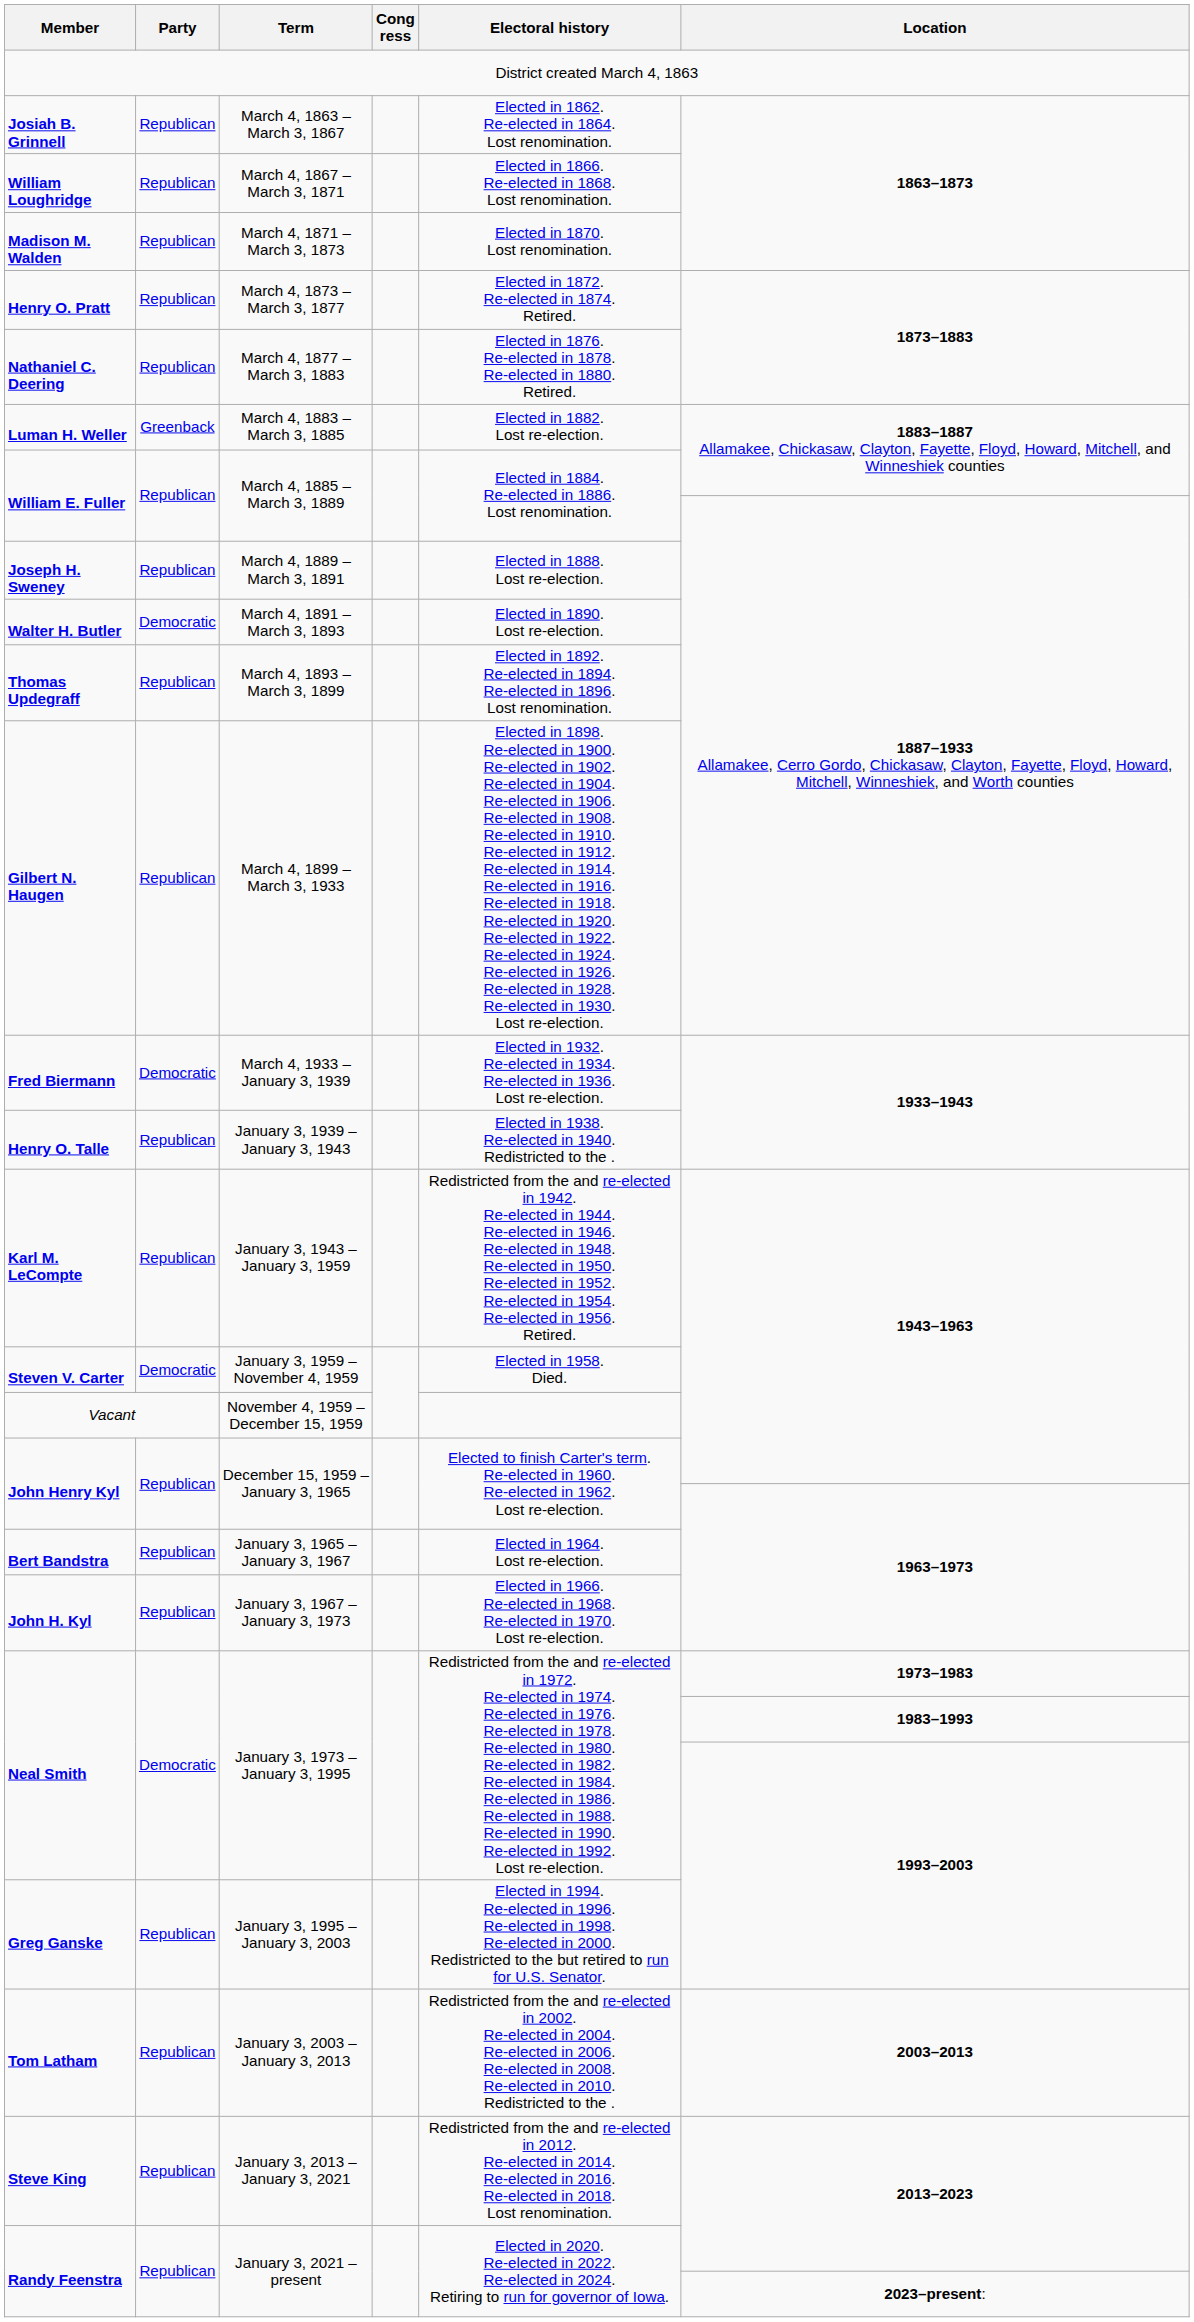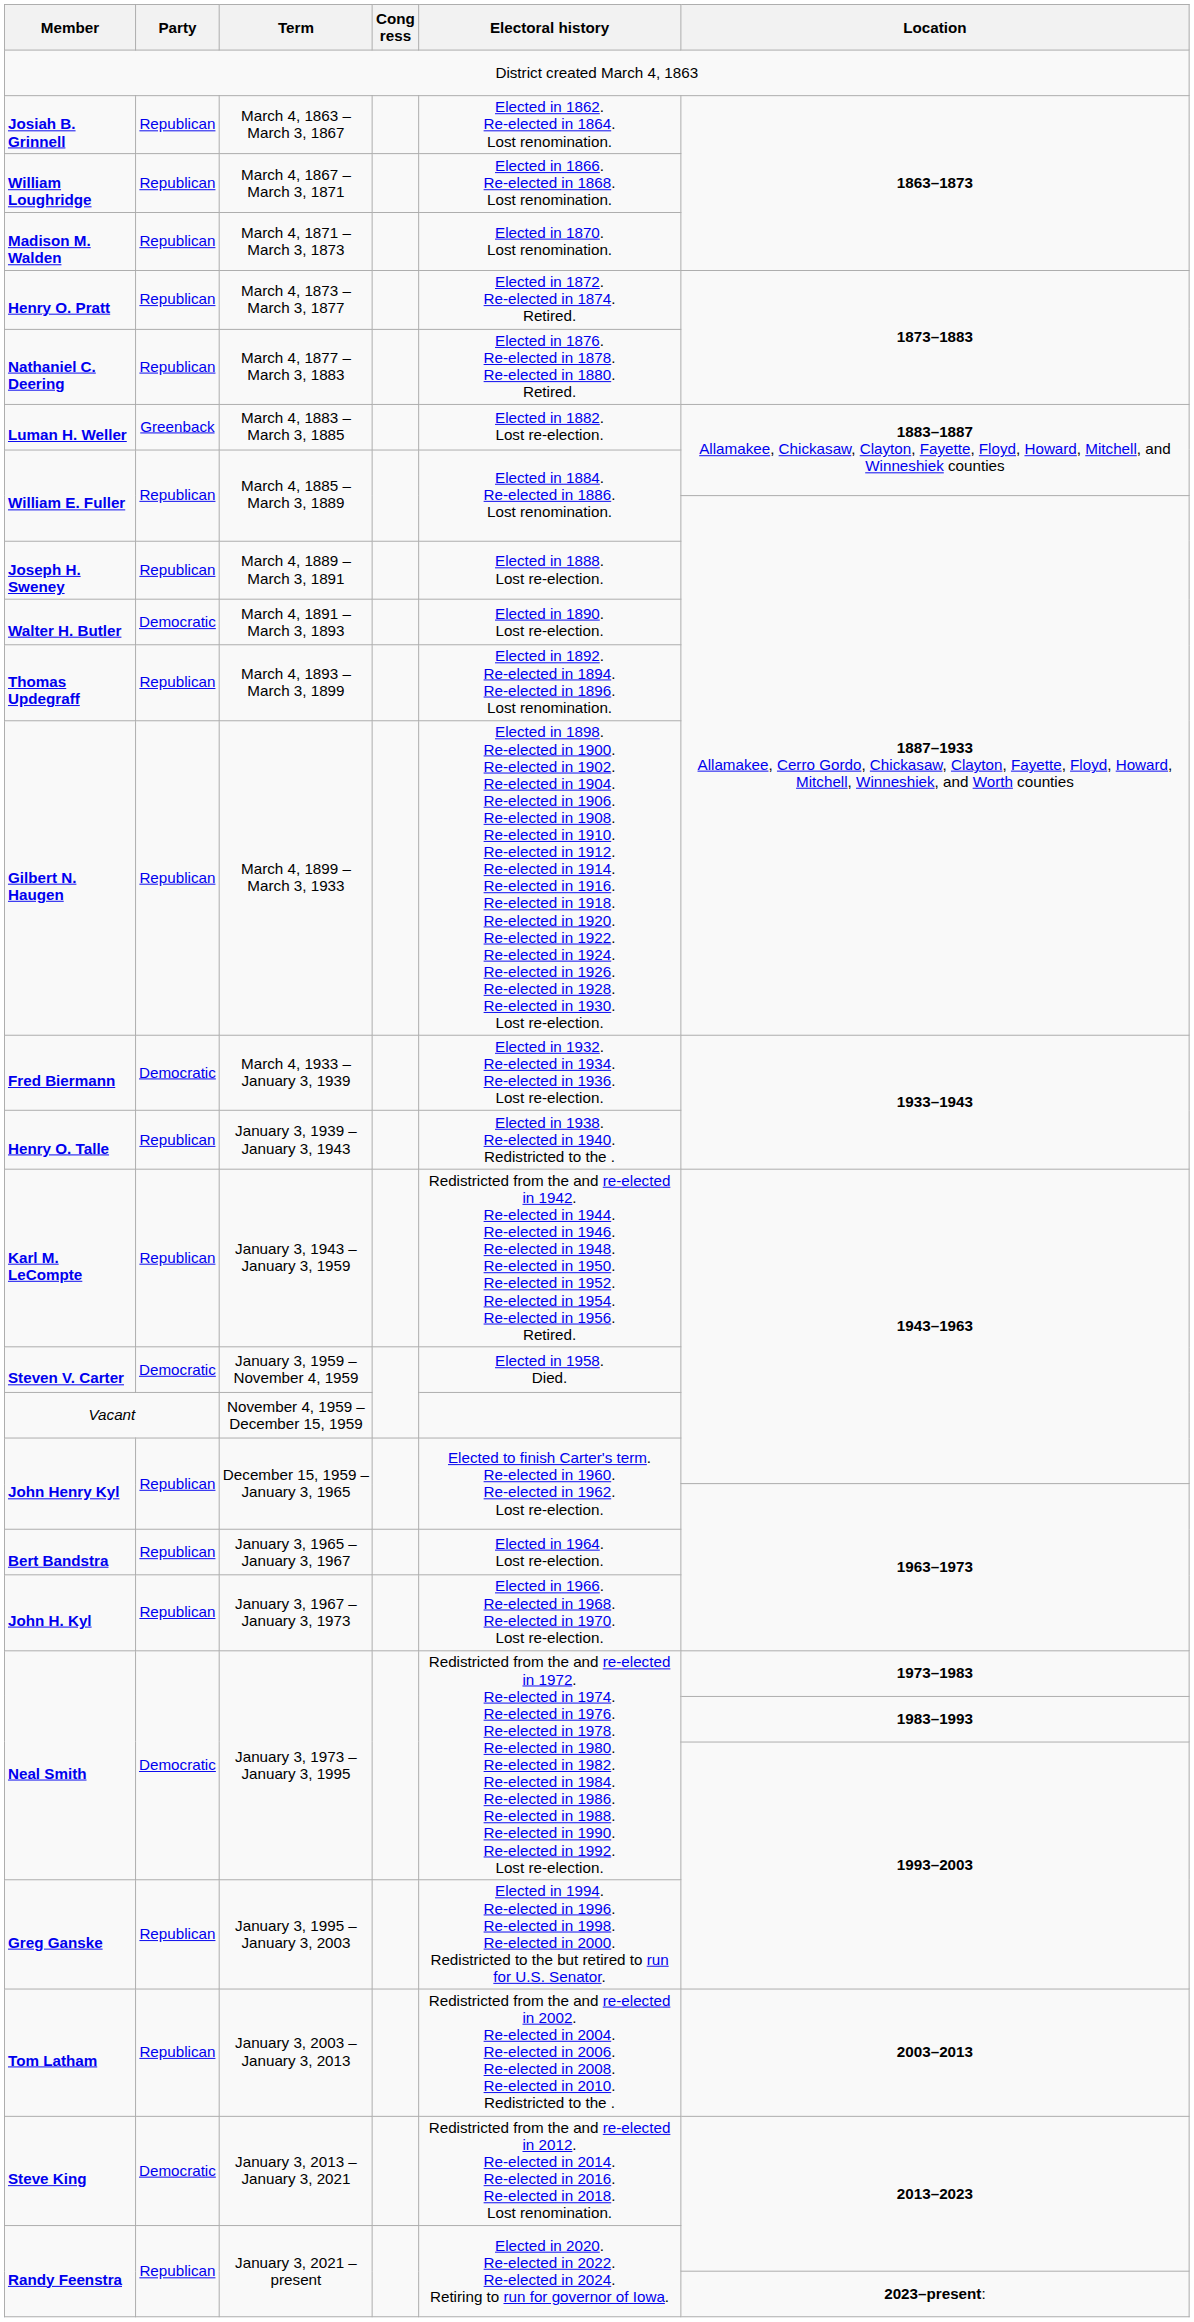(177, 2170) Republican -> (177, 2170) Democratic
